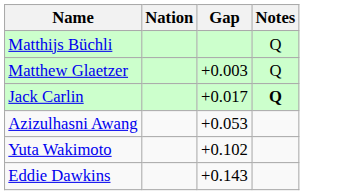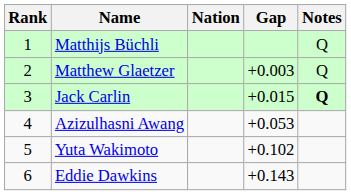+ column: (28, 17)
(224, 96) +0.017 -> (271, 96) +0.015
